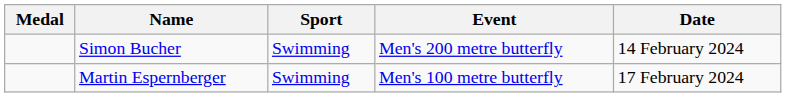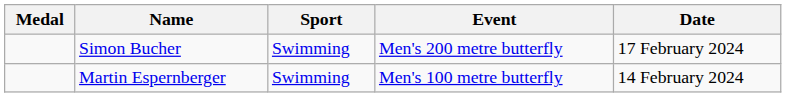(681, 48) 14 February 2024 -> (681, 48) 17 February 2024
(681, 77) 17 February 2024 -> (681, 77) 14 February 2024
